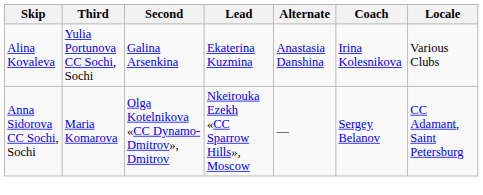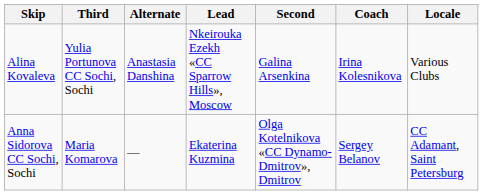columns swapped: (164, 14) <-> (305, 14)
(231, 55) Ekaterina Kuzmina -> (215, 69) Nkeirouka Ezekh «CC Sparrow Hills», Moscow
(233, 131) Nkeirouka Ezekh «CC Sparrow Hills», Moscow -> (213, 152) Ekaterina Kuzmina
